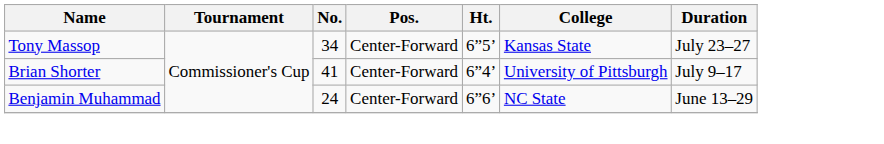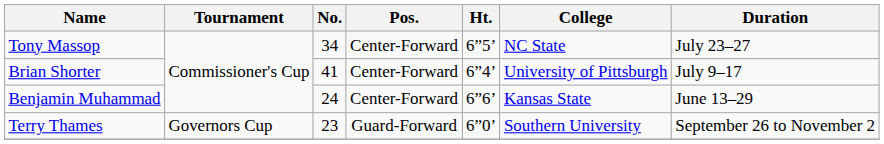(547, 44) Kansas State -> (535, 44) NC State
(535, 98) NC State -> (547, 98) Kansas State
+ row: (55, 125)
